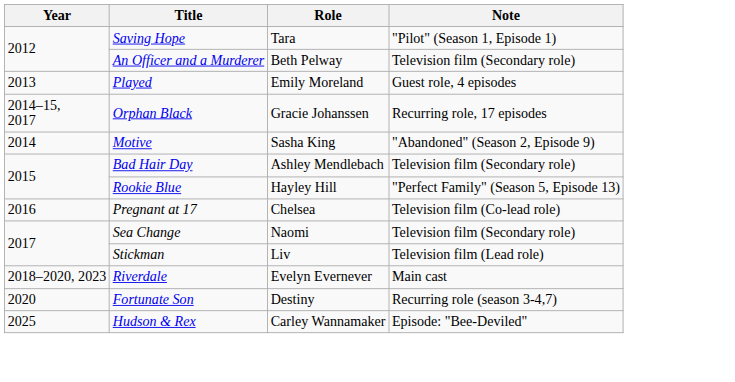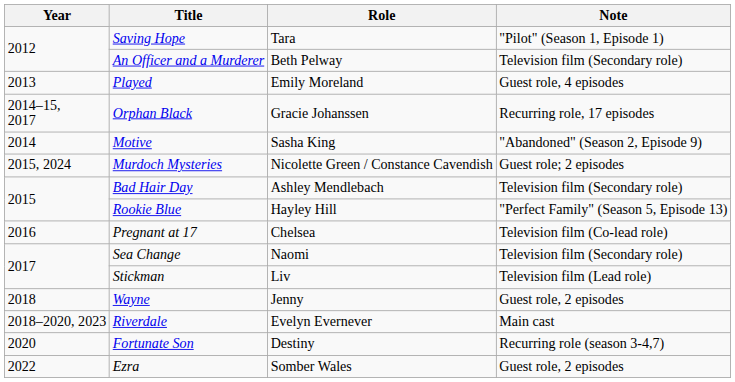+ row: (167, 165)
+ row: (131, 299)
+ row: (126, 366)
- row: (154, 321)
